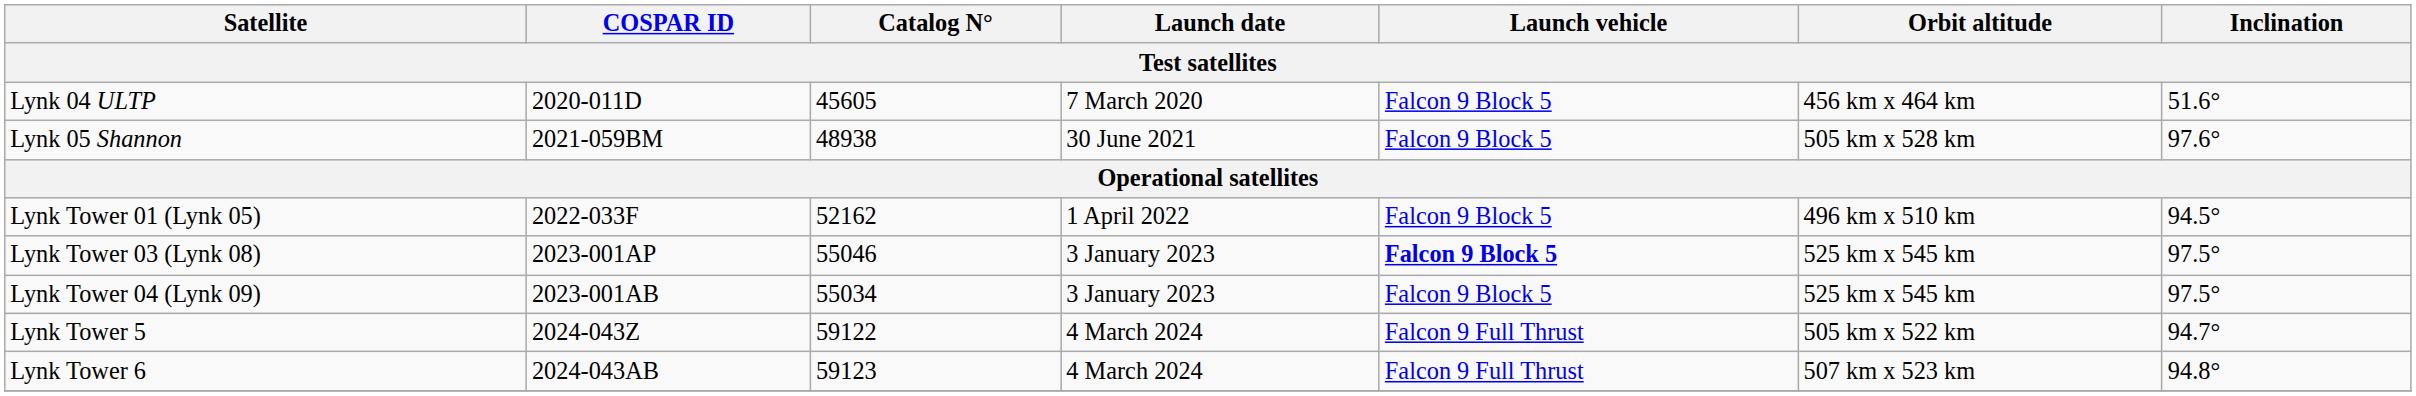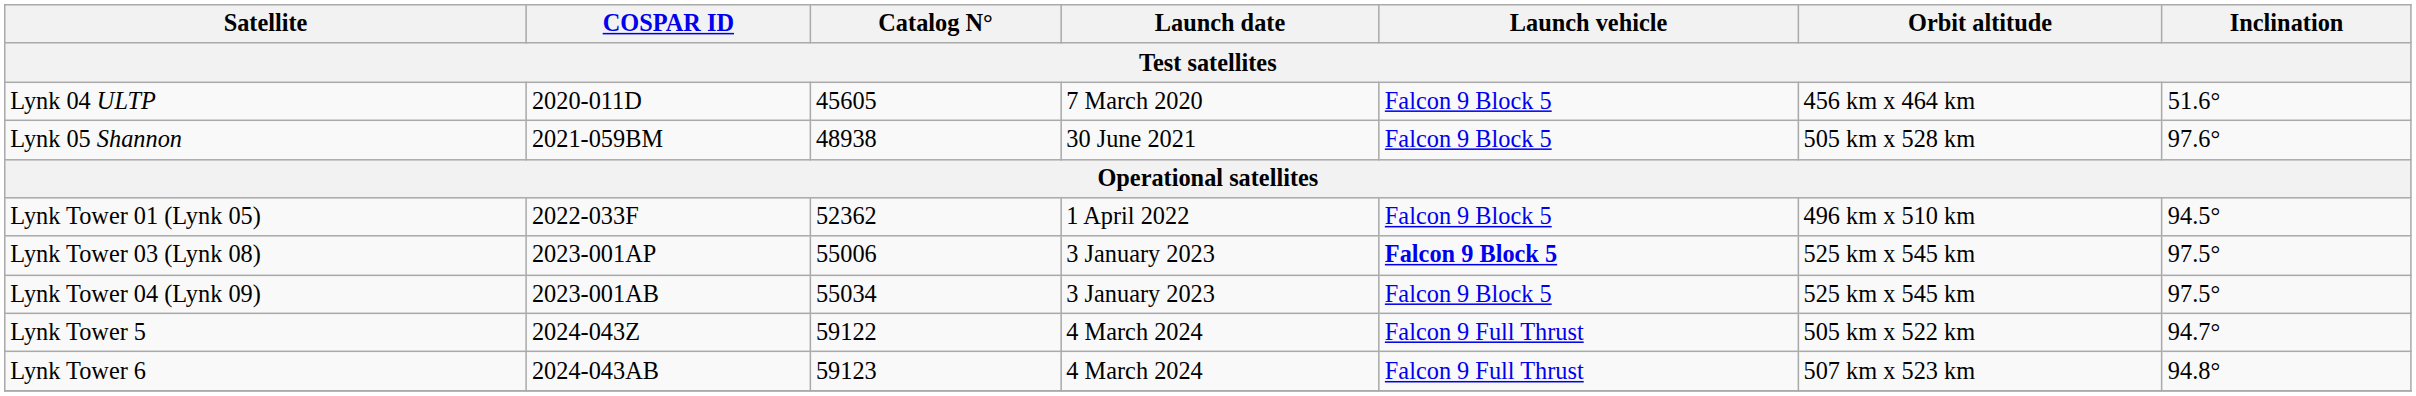(846, 216) 52162 -> (846, 216) 52362
(846, 255) 55046 -> (846, 255) 55006
